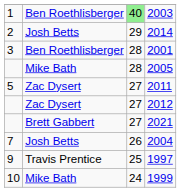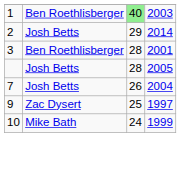(51, 68) Mike Bath -> (52, 68) Josh Betts
- row: (160, 86)
- row: (160, 104)
- row: (160, 123)
(63, 159) Travis Prentice -> (53, 104) Zac Dysert
